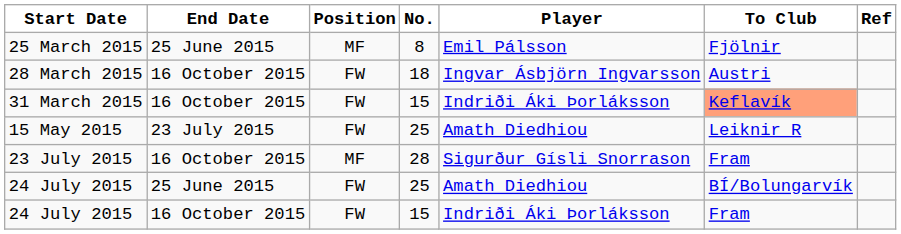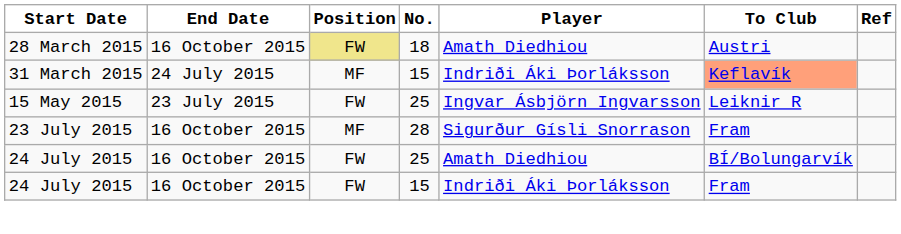- row: (76, 47)
(355, 75) no background -> (355, 47) khaki background
(572, 75) Ingvar Ásbjörn Ingvarsson -> (515, 47) Amath Diedhiou
(228, 103) 16 October 2015 -> (213, 75) 24 July 2015
(355, 103) FW -> (355, 75) MF
(515, 131) Amath Diedhiou -> (572, 103) Ingvar Ásbjörn Ingvarsson
(213, 186) 25 June 2015 -> (228, 158) 16 October 2015
